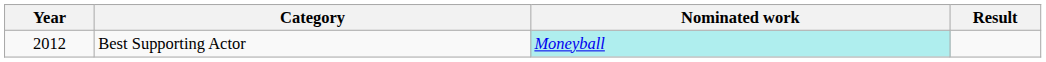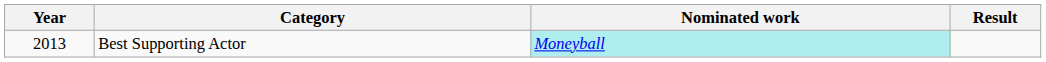(50, 43) 2012 -> (50, 43) 2013
